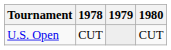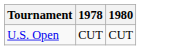- column: (121, 14)
